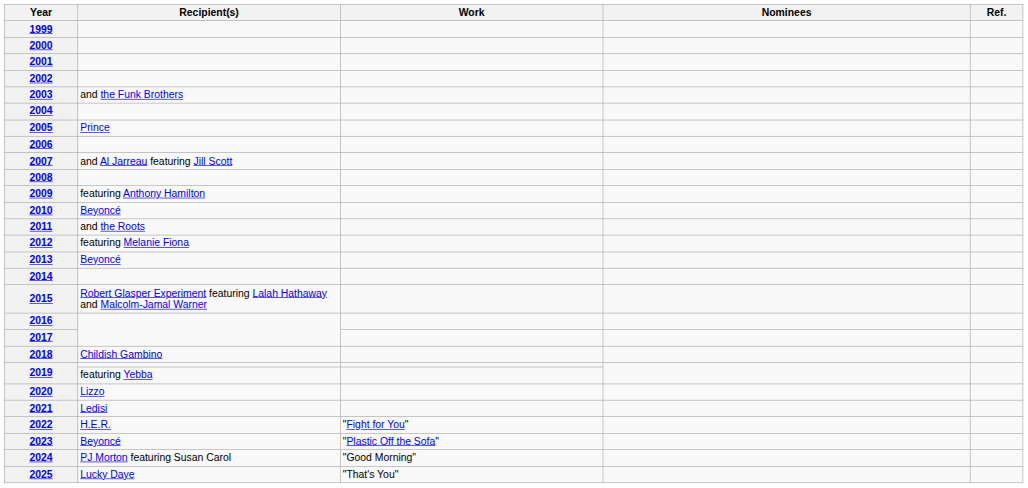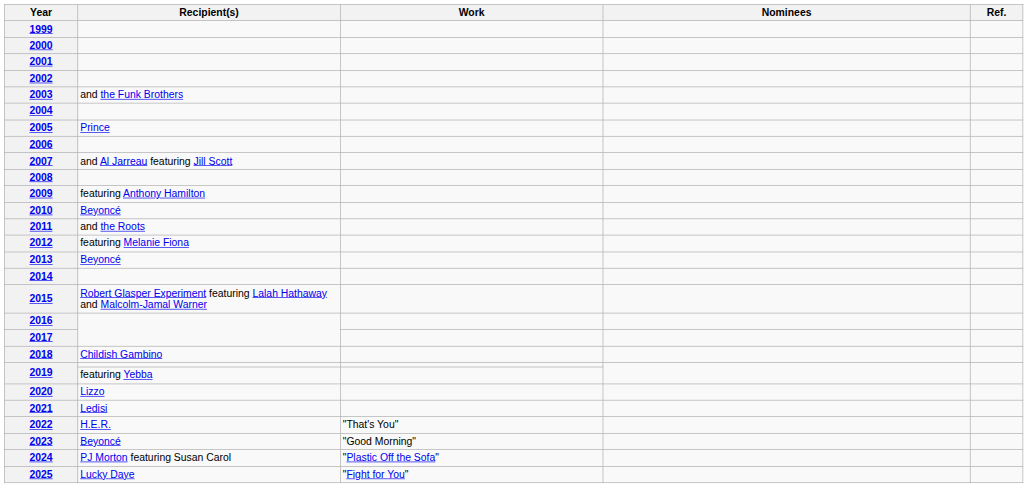(376, 425) "Fight for You" -> (371, 425) "That's You"
(391, 441) "Plastic Off the Sofa" -> (379, 441) "Good Morning"
(379, 458) "Good Morning" -> (391, 458) "Plastic Off the Sofa"
(371, 474) "That's You" -> (376, 474) "Fight for You"
